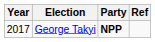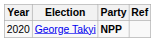(18, 29) 2017 -> (18, 29) 2020
